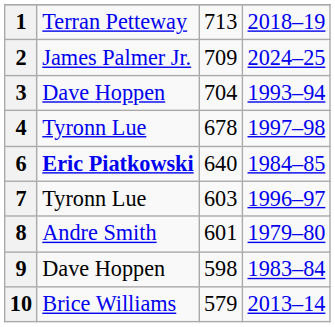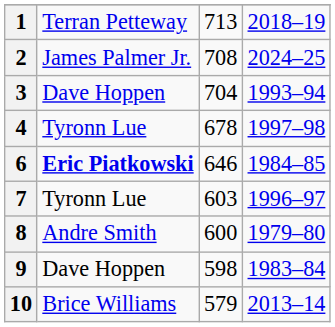(221, 57) 709 -> (221, 57) 708
(221, 163) 640 -> (221, 163) 646
(221, 233) 601 -> (221, 233) 600
